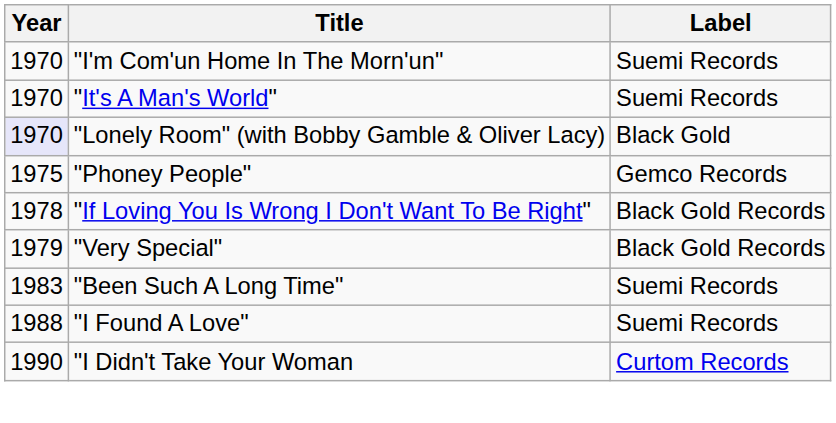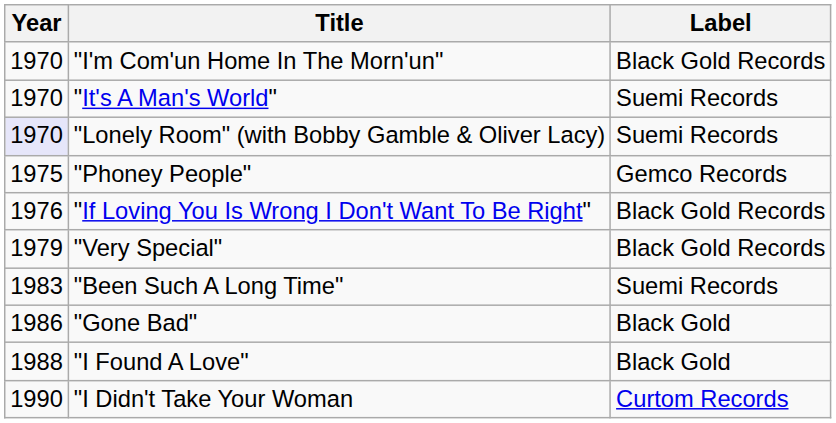(697, 60) Suemi Records -> (721, 60) Black Gold Records
(673, 135) Black Gold -> (697, 135) Suemi Records
(37, 211) 1978 -> (37, 211) 1976
+ row: (136, 323)
(697, 323) Suemi Records -> (673, 361) Black Gold
